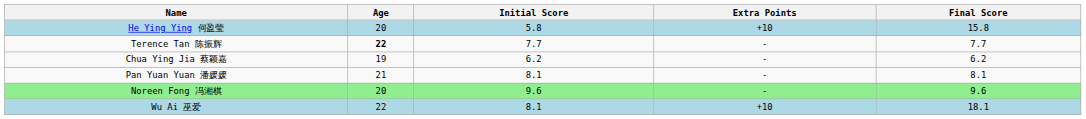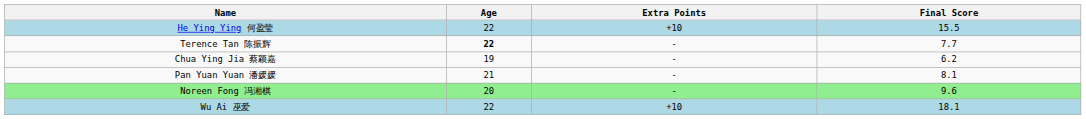- column: (534, 12)
(381, 28) 20 -> (489, 28) 22
(978, 28) 15.8 -> (949, 28) 15.5
